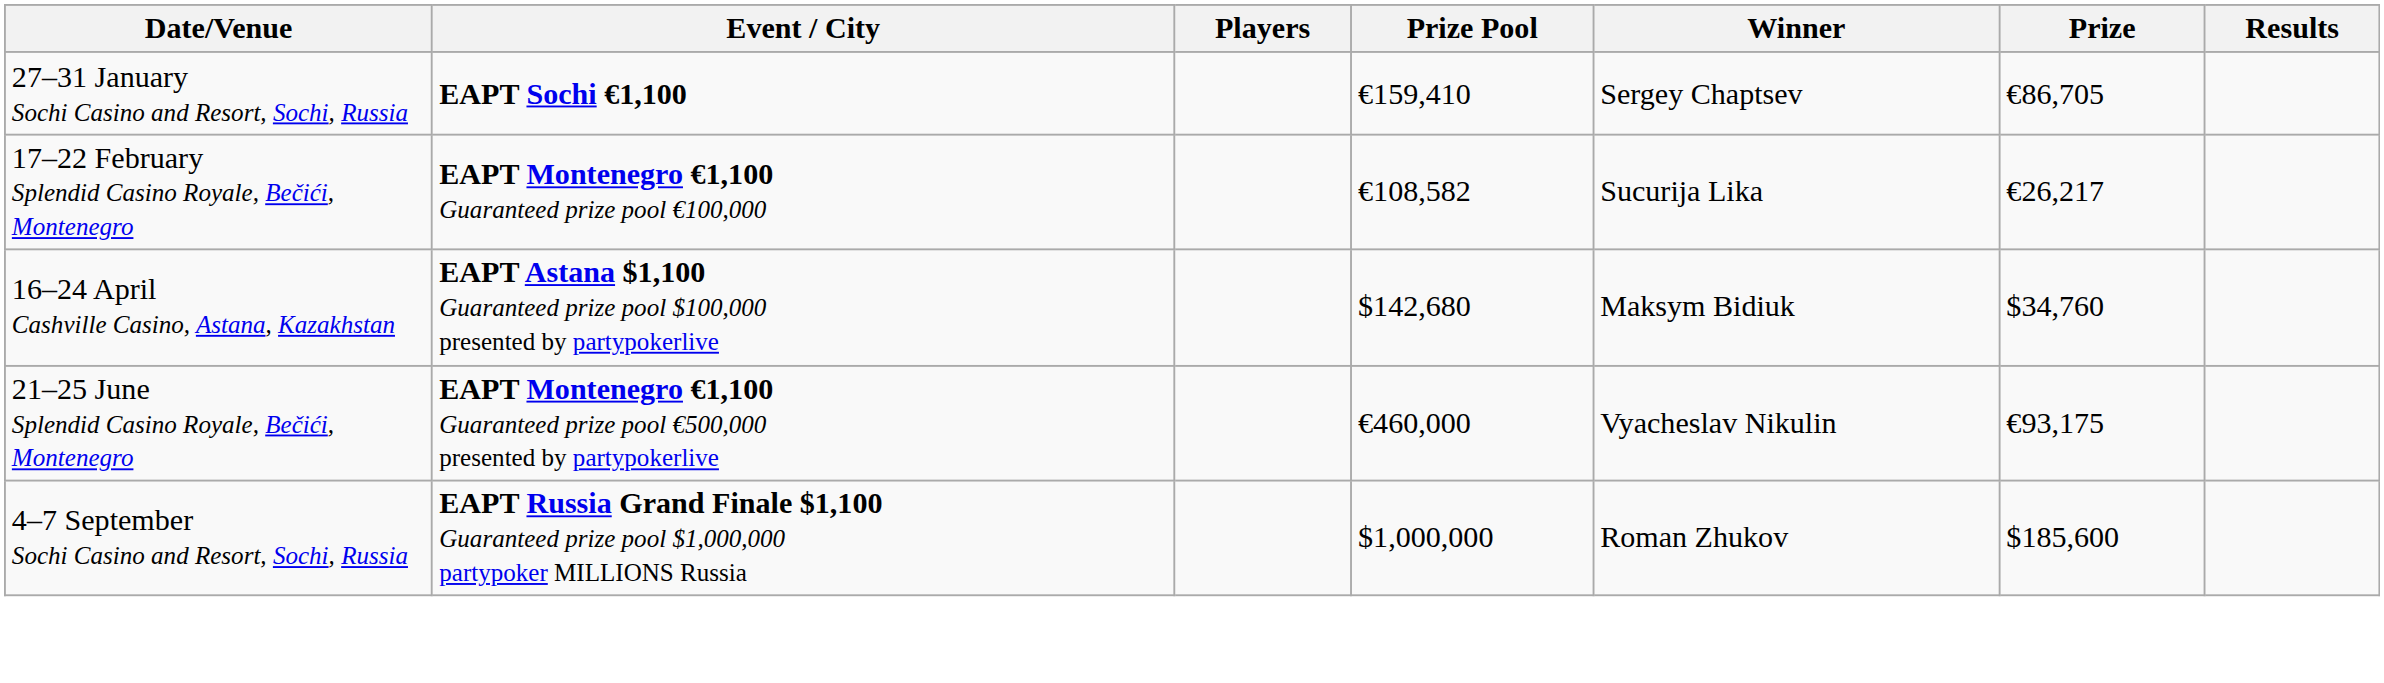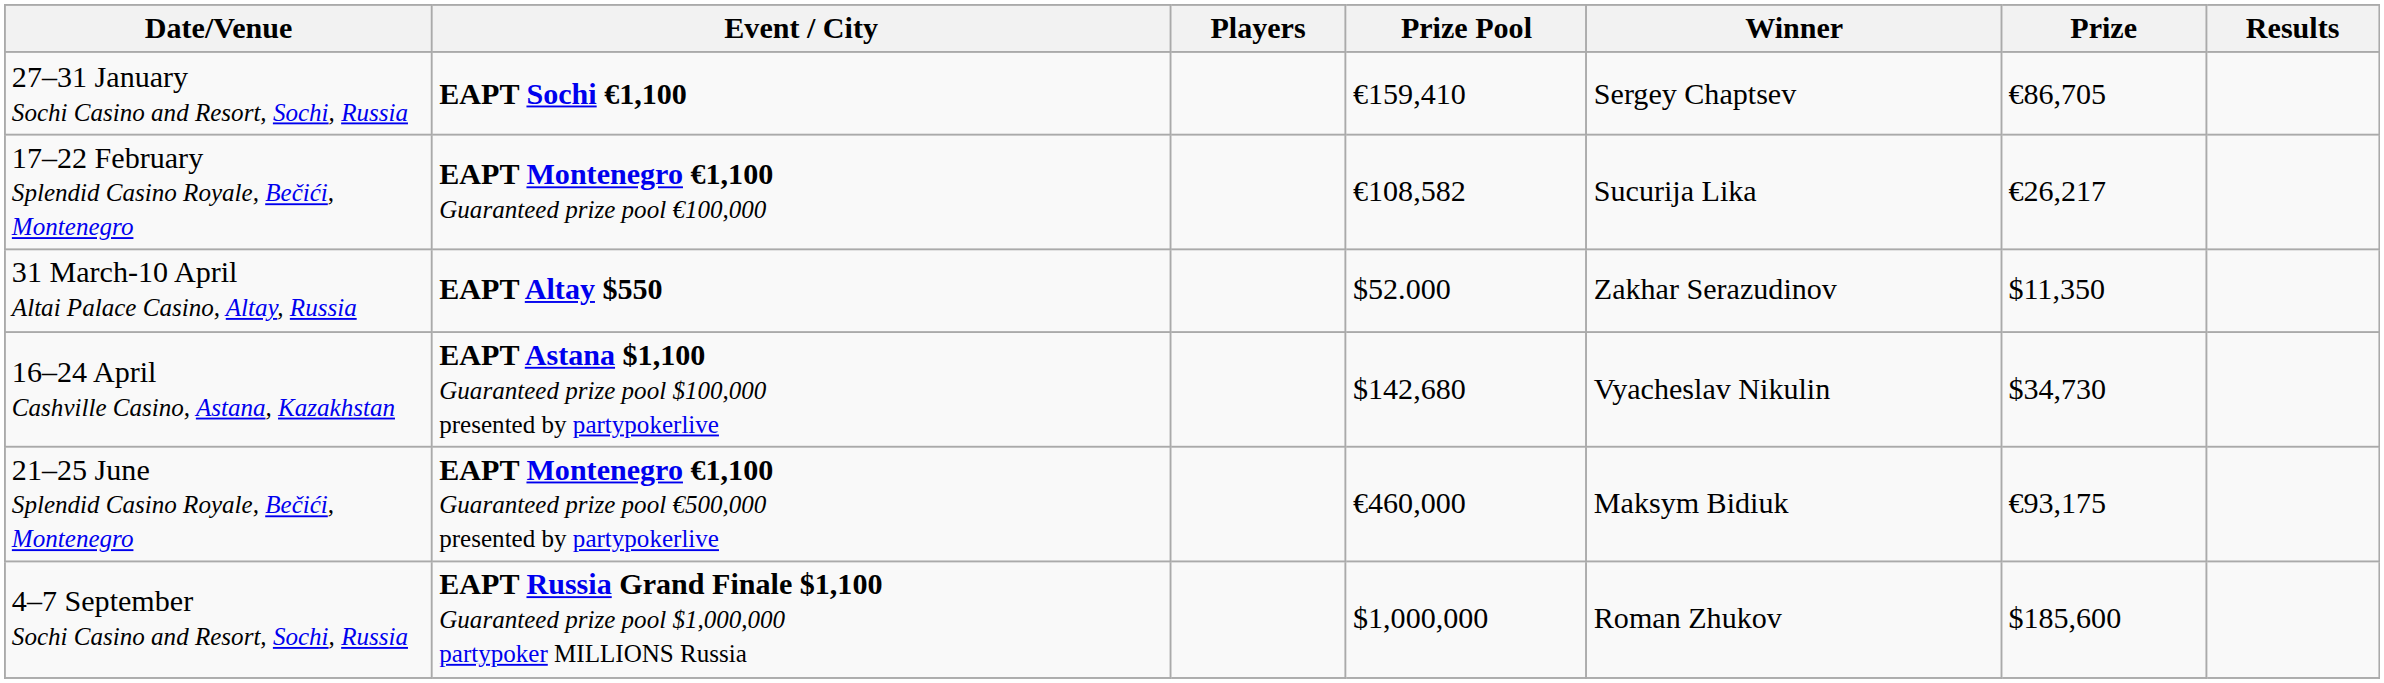+ row: (184, 289)
(1698, 306) Maksym Bidiuk -> (1712, 388) Vyacheslav Nikulin
(2055, 306) $34,760 -> (2057, 388) $34,730
(1718, 422) Vyacheslav Nikulin -> (1691, 503) Maksym Bidiuk
